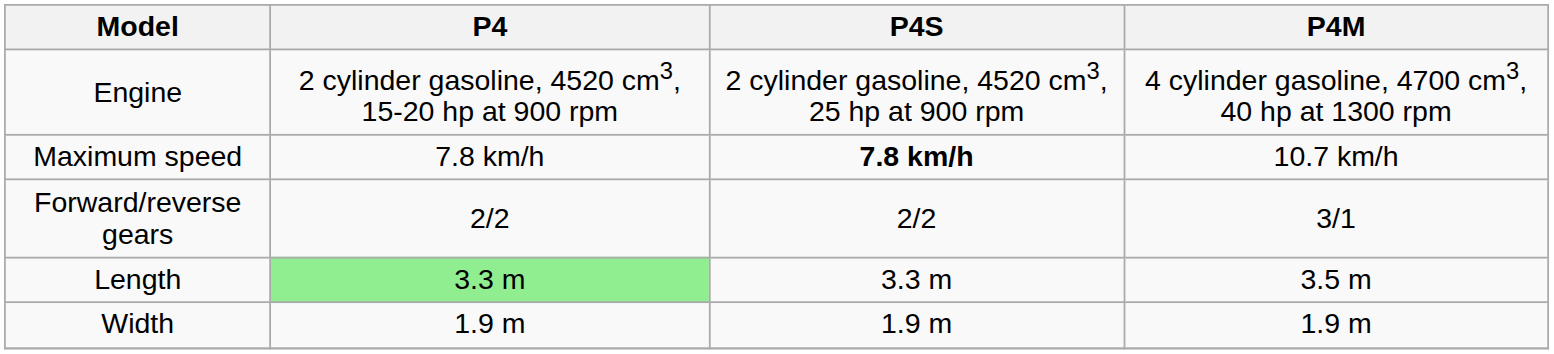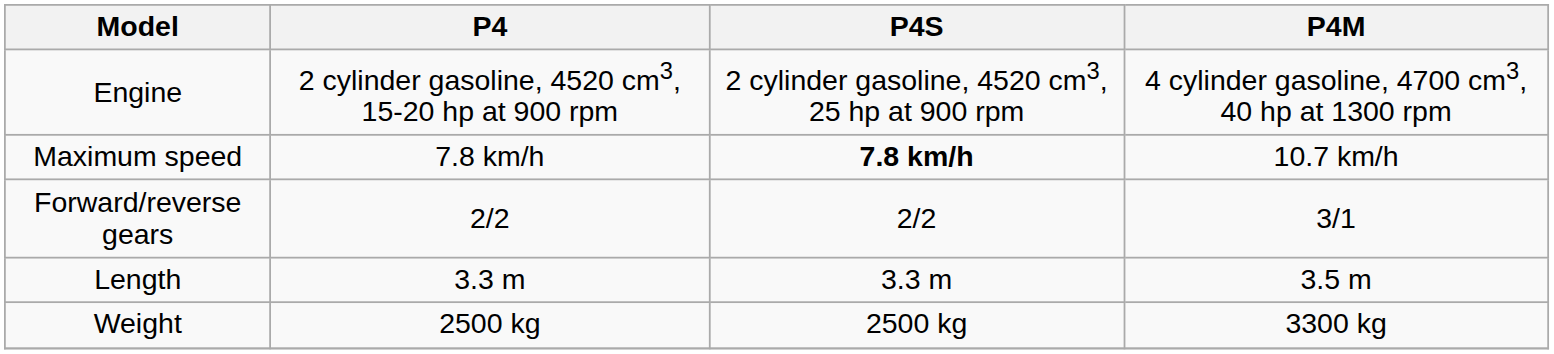(490, 279) lightgreen background -> (490, 279) no background
- row: (138, 324)
+ row: (138, 324)
